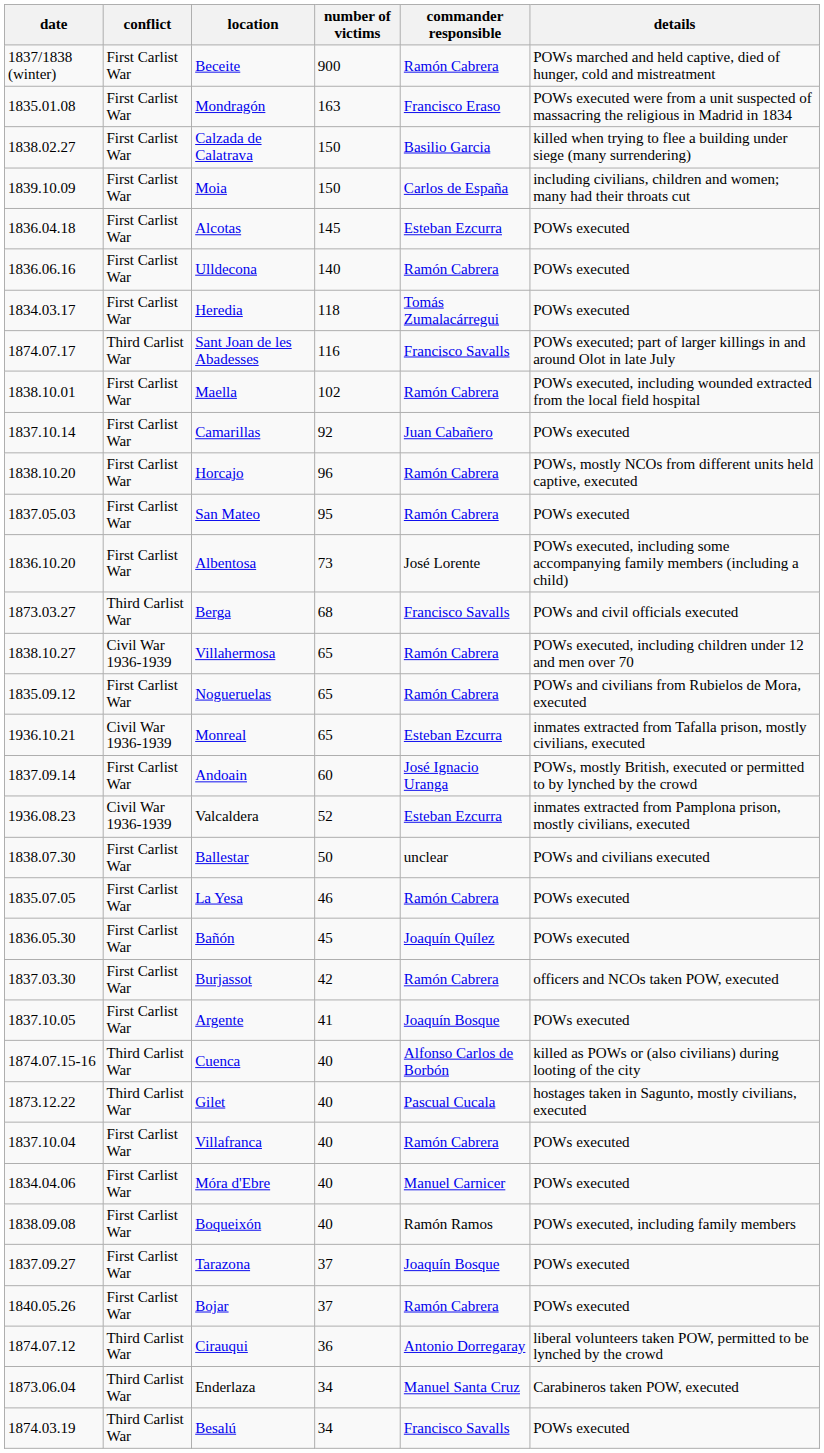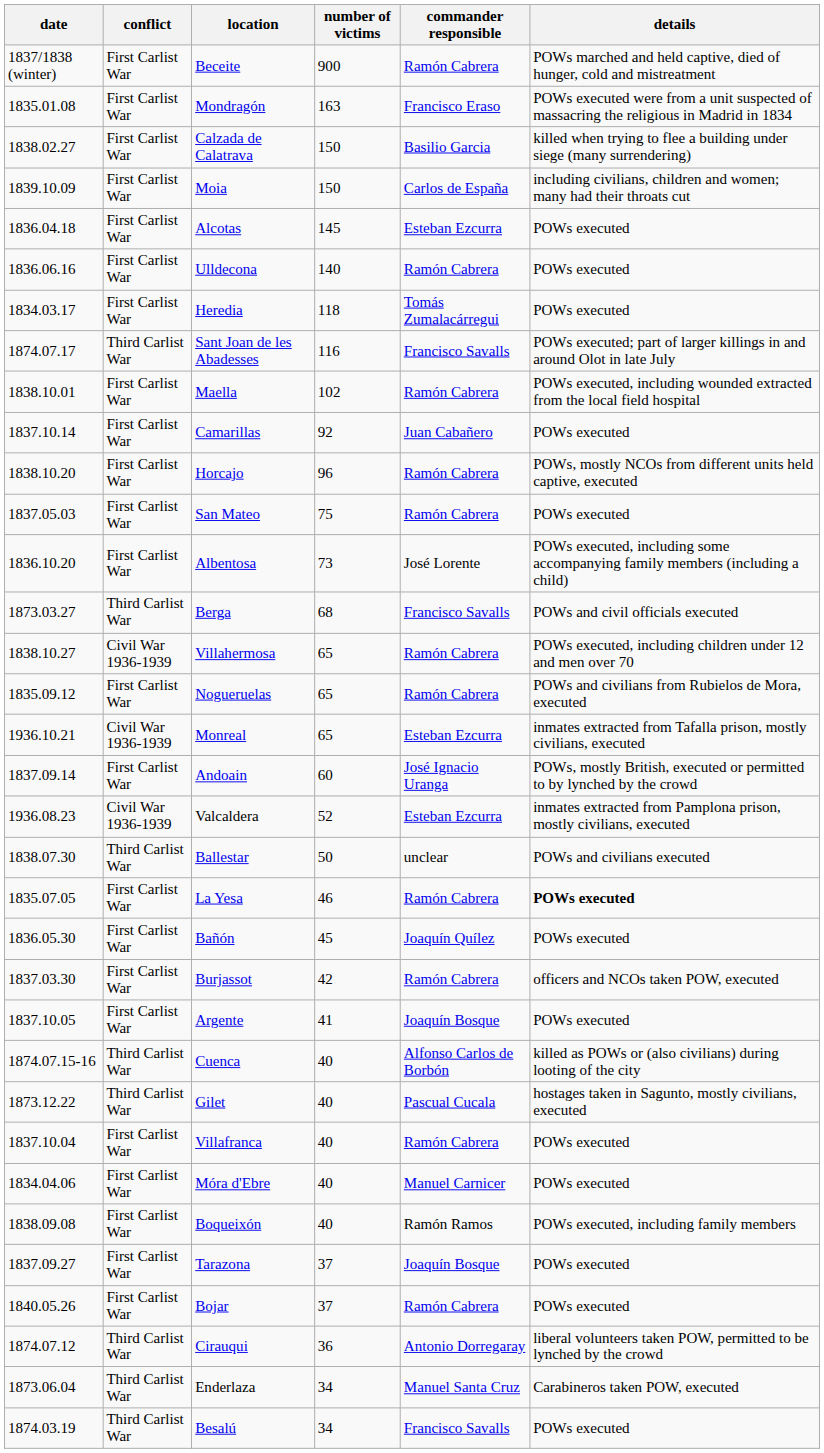(325, 514) 95 -> (325, 514) 75
(142, 857) First Carlist War -> (145, 857) Third Carlist War
(581, 898) normal -> (584, 898) bold
